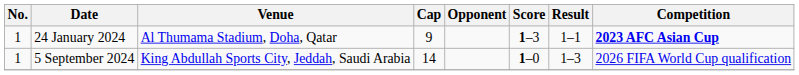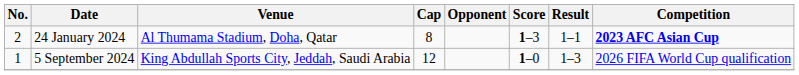(18, 37) 1 -> (18, 37) 2
(429, 37) 9 -> (429, 37) 8
(429, 59) 14 -> (429, 59) 12
